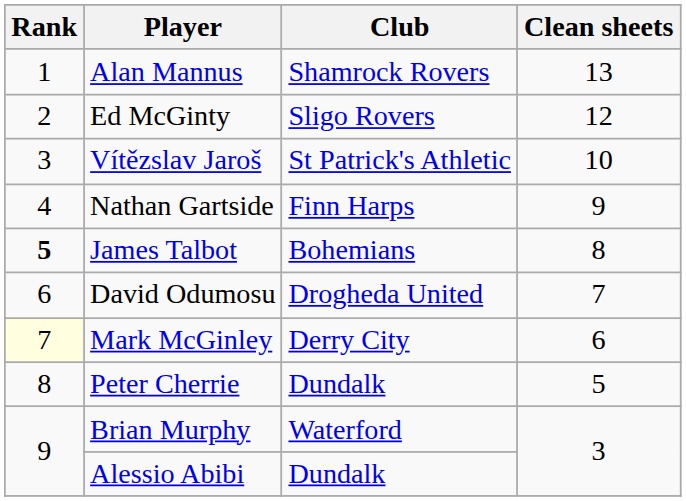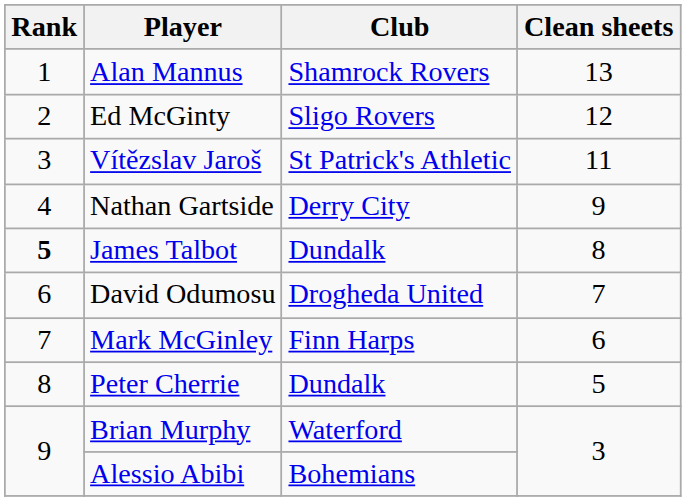(599, 160) 10 -> (599, 160) 11
(351, 205) Finn Harps -> (349, 205) Derry City
(352, 250) Bohemians -> (337, 250) Dundalk
(44, 339) lightyellow background -> (44, 339) no background
(349, 339) Derry City -> (351, 339) Finn Harps
(337, 473) Dundalk -> (352, 473) Bohemians
